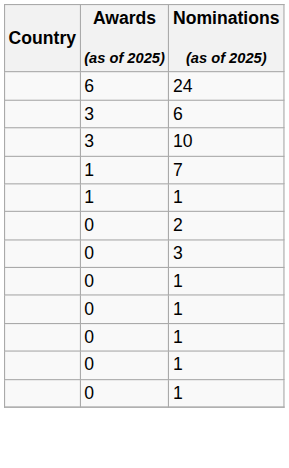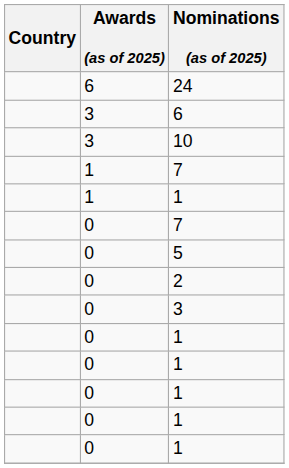+ row: (89, 225)
+ row: (89, 253)
